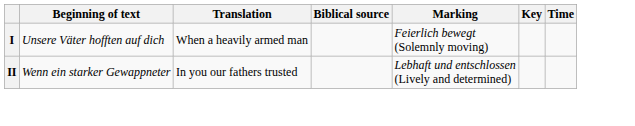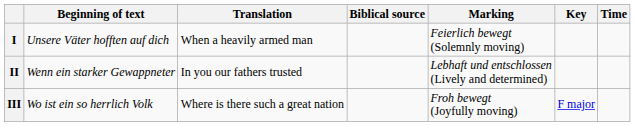+ row: (14, 104)
